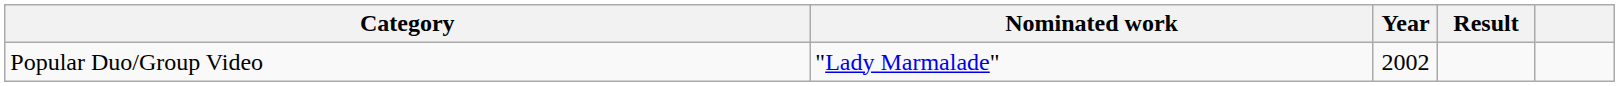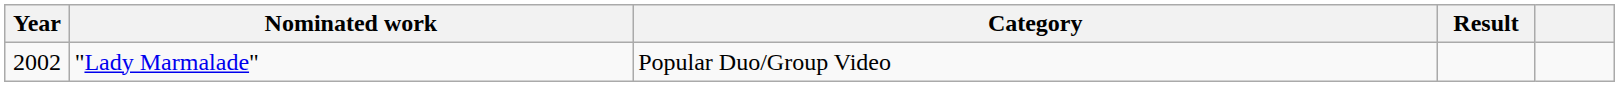columns swapped: (1406, 23) <-> (407, 23)
